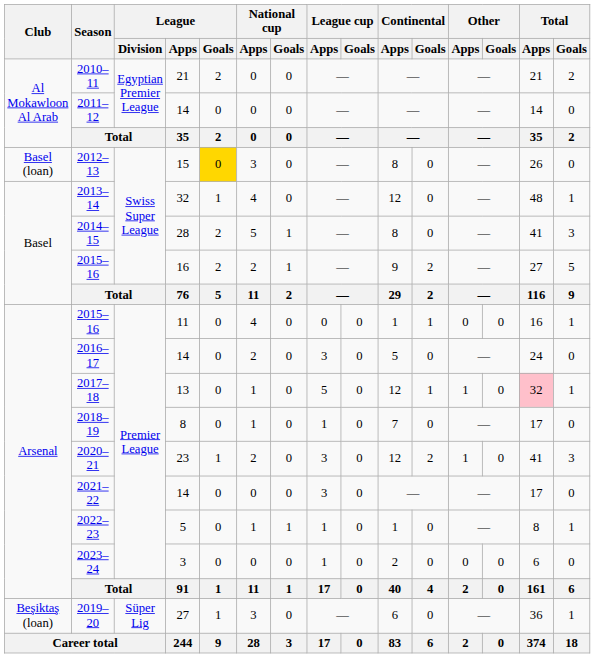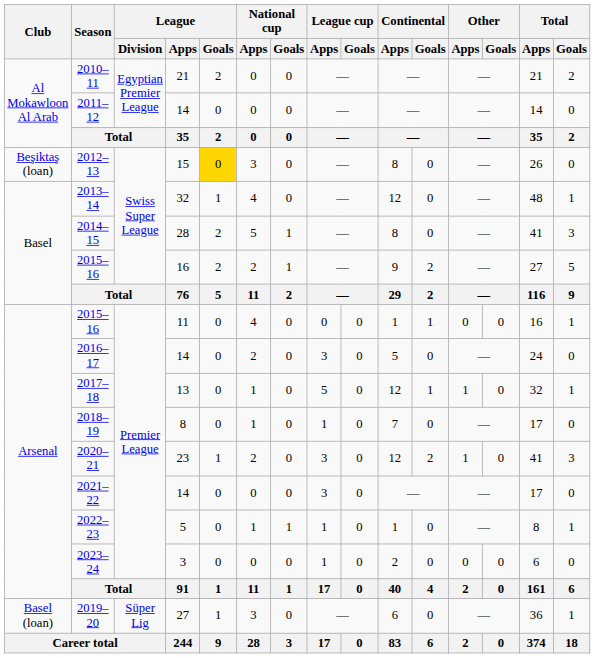(38, 164) Basel (loan) -> (38, 164) Beşiktaş (loan)
(536, 390) pink background -> (536, 390) no background
(38, 615) Beşiktaş (loan) -> (38, 615) Basel (loan)
